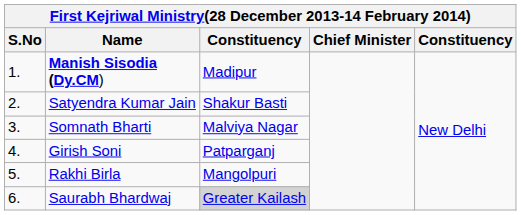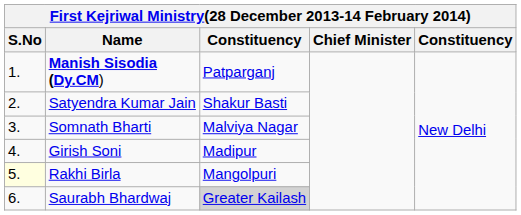(230, 71) Madipur -> (239, 71) Patparganj
(239, 151) Patparganj -> (230, 151) Madipur
(14, 174) no background -> (14, 174) lightyellow background
